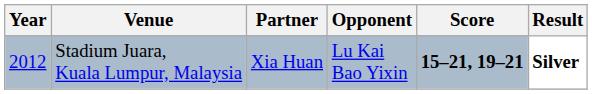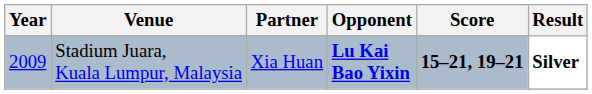(28, 62) 2012 -> (28, 62) 2009
(370, 62) normal -> (371, 62) bold
